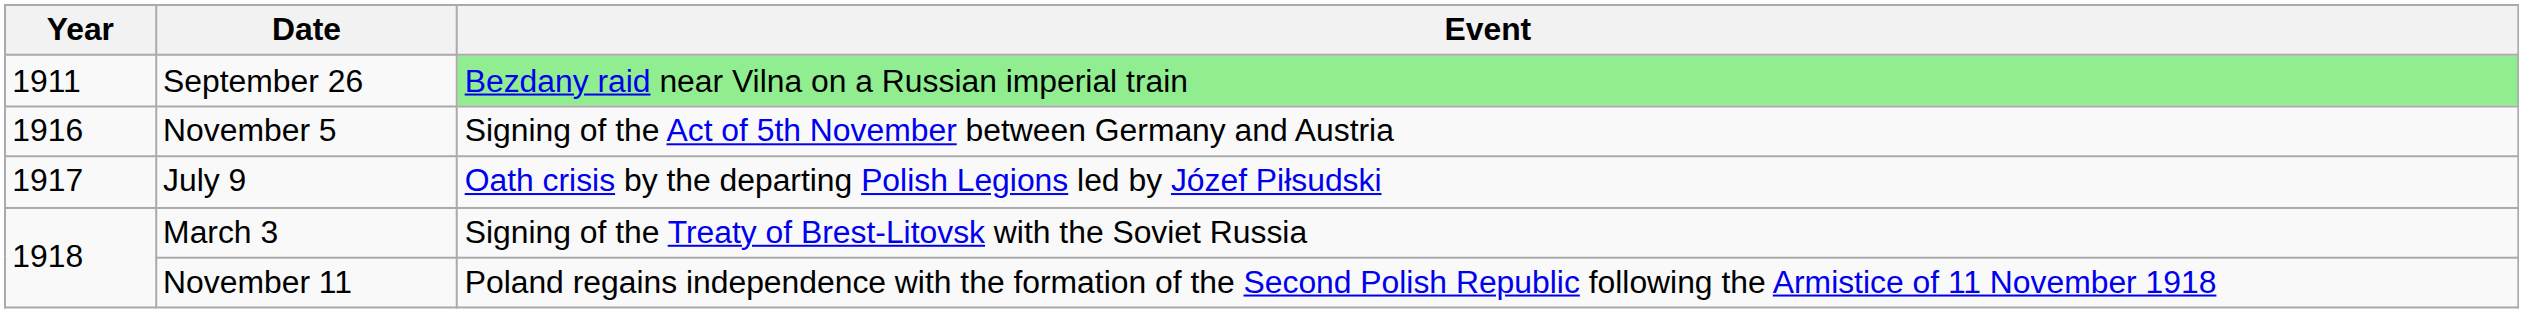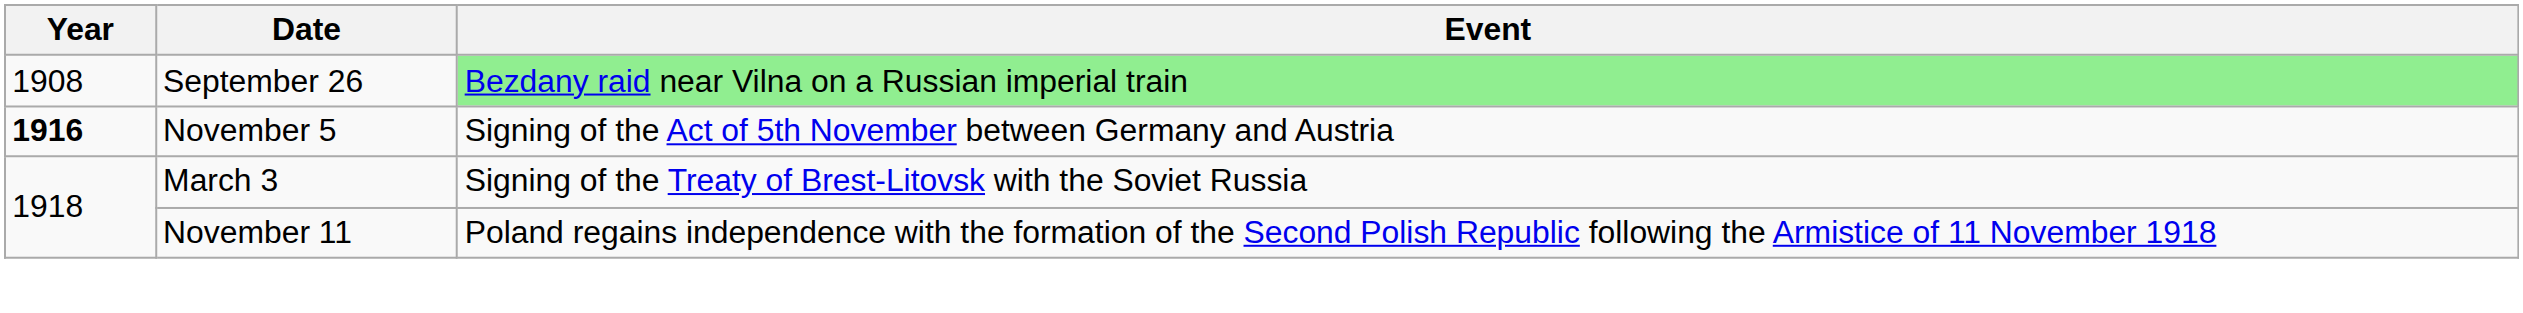(47, 80) 1911 -> (48, 80) 1908
(48, 130) normal -> (48, 130) bold
- row: (205, 181)
